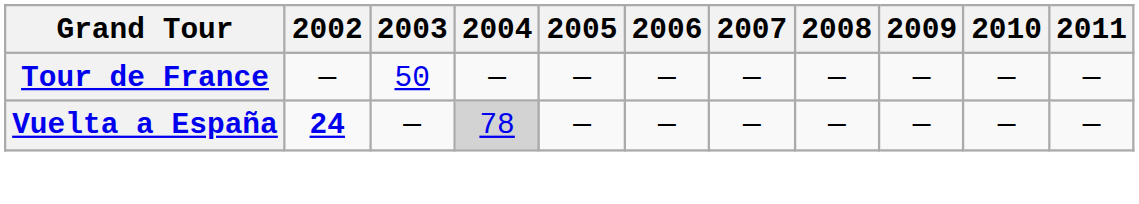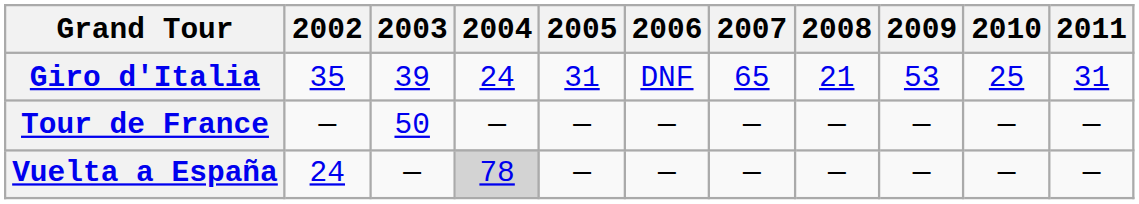+ row: (145, 77)
(327, 125) bold -> (327, 173) normal
